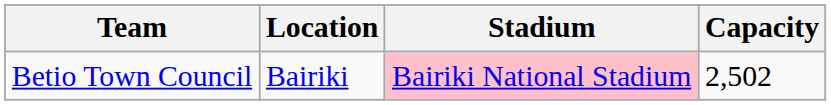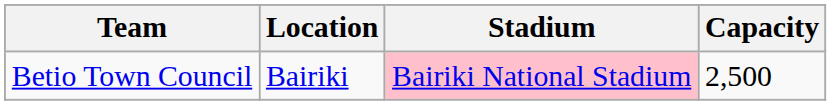(738, 75) 2,502 -> (738, 75) 2,500
